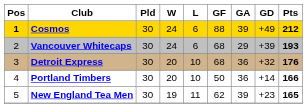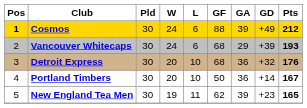(291, 78) 166 -> (291, 78) 167
